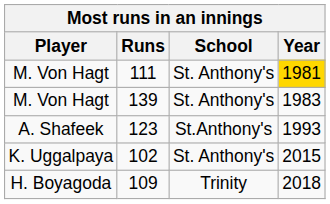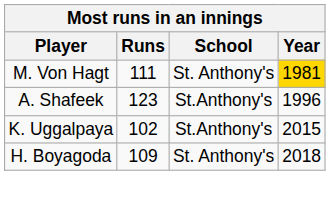- row: (143, 101)
(302, 128) 1993 -> (302, 101) 1996
(224, 156) St. Anthony's -> (224, 128) St.Anthony's
(224, 184) Trinity -> (224, 156) St. Anthony's
